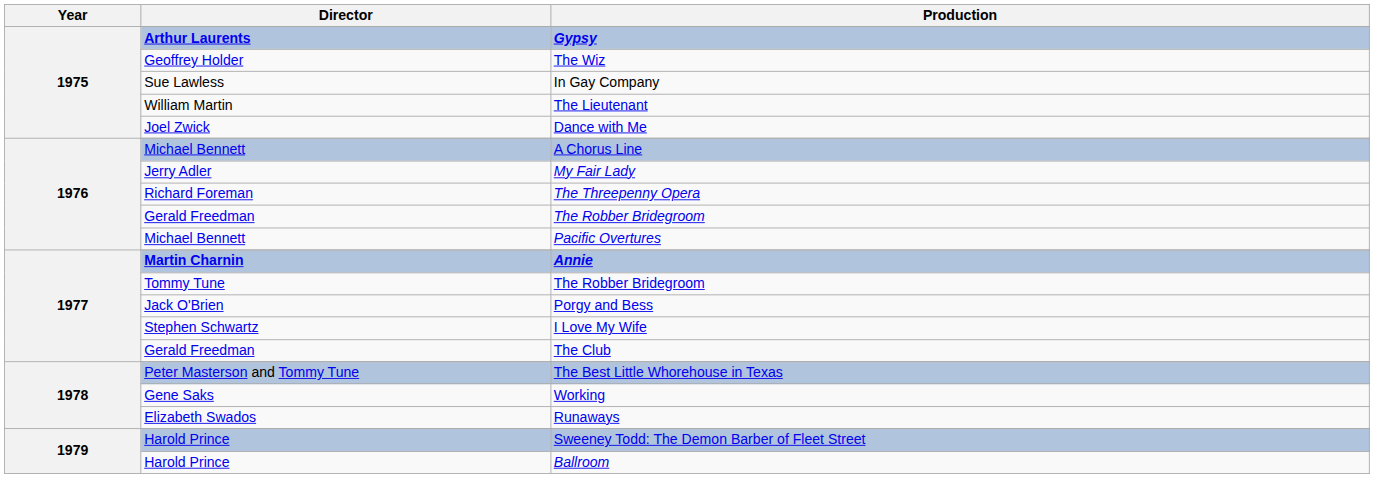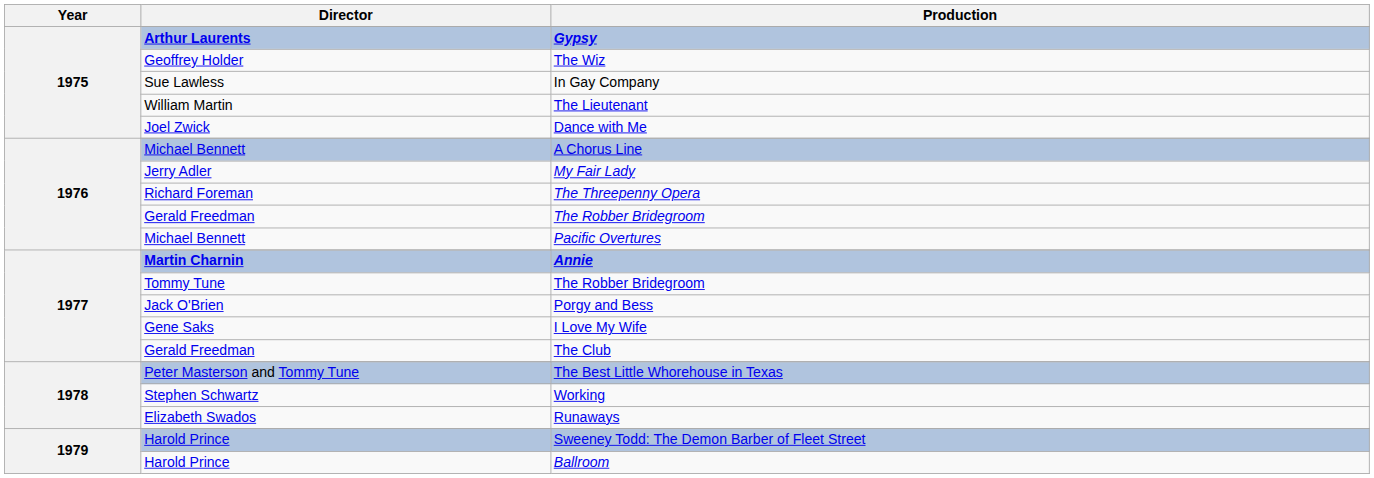(201, 328) Stephen Schwartz -> (179, 328) Gene Saks
(179, 395) Gene Saks -> (201, 395) Stephen Schwartz
